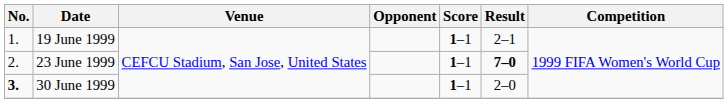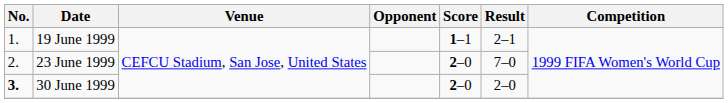(461, 62) 1–1 -> (461, 62) 2–0
(505, 62) bold -> (505, 62) normal
(461, 86) 1–1 -> (461, 86) 2–0
